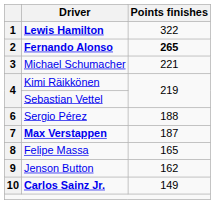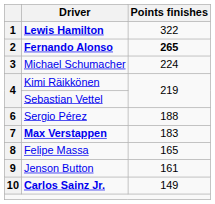(169, 64) 221 -> (169, 64) 224
(169, 133) 187 -> (169, 133) 183
(169, 168) 162 -> (169, 168) 161
